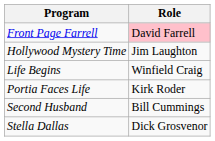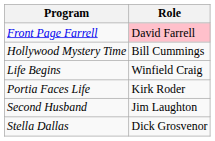(164, 51) Jim Laughton -> (168, 51) Bill Cummings
(168, 107) Bill Cummings -> (164, 107) Jim Laughton
